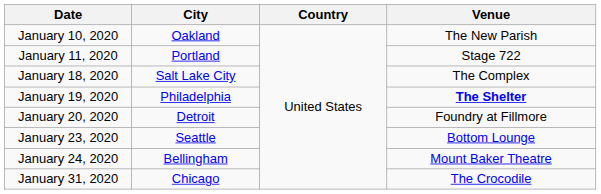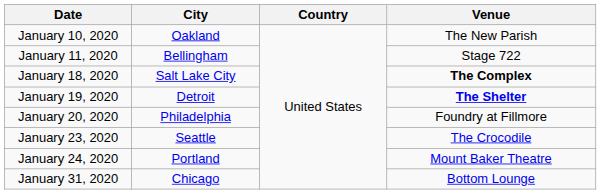(196, 55) Portland -> (196, 55) Bellingham
(491, 76) normal -> (491, 76) bold
(196, 96) Philadelphia -> (196, 96) Detroit
(196, 117) Detroit -> (196, 117) Philadelphia
(491, 138) Bottom Lounge -> (491, 138) The Crocodile
(196, 158) Bellingham -> (196, 158) Portland
(491, 179) The Crocodile -> (491, 179) Bottom Lounge
